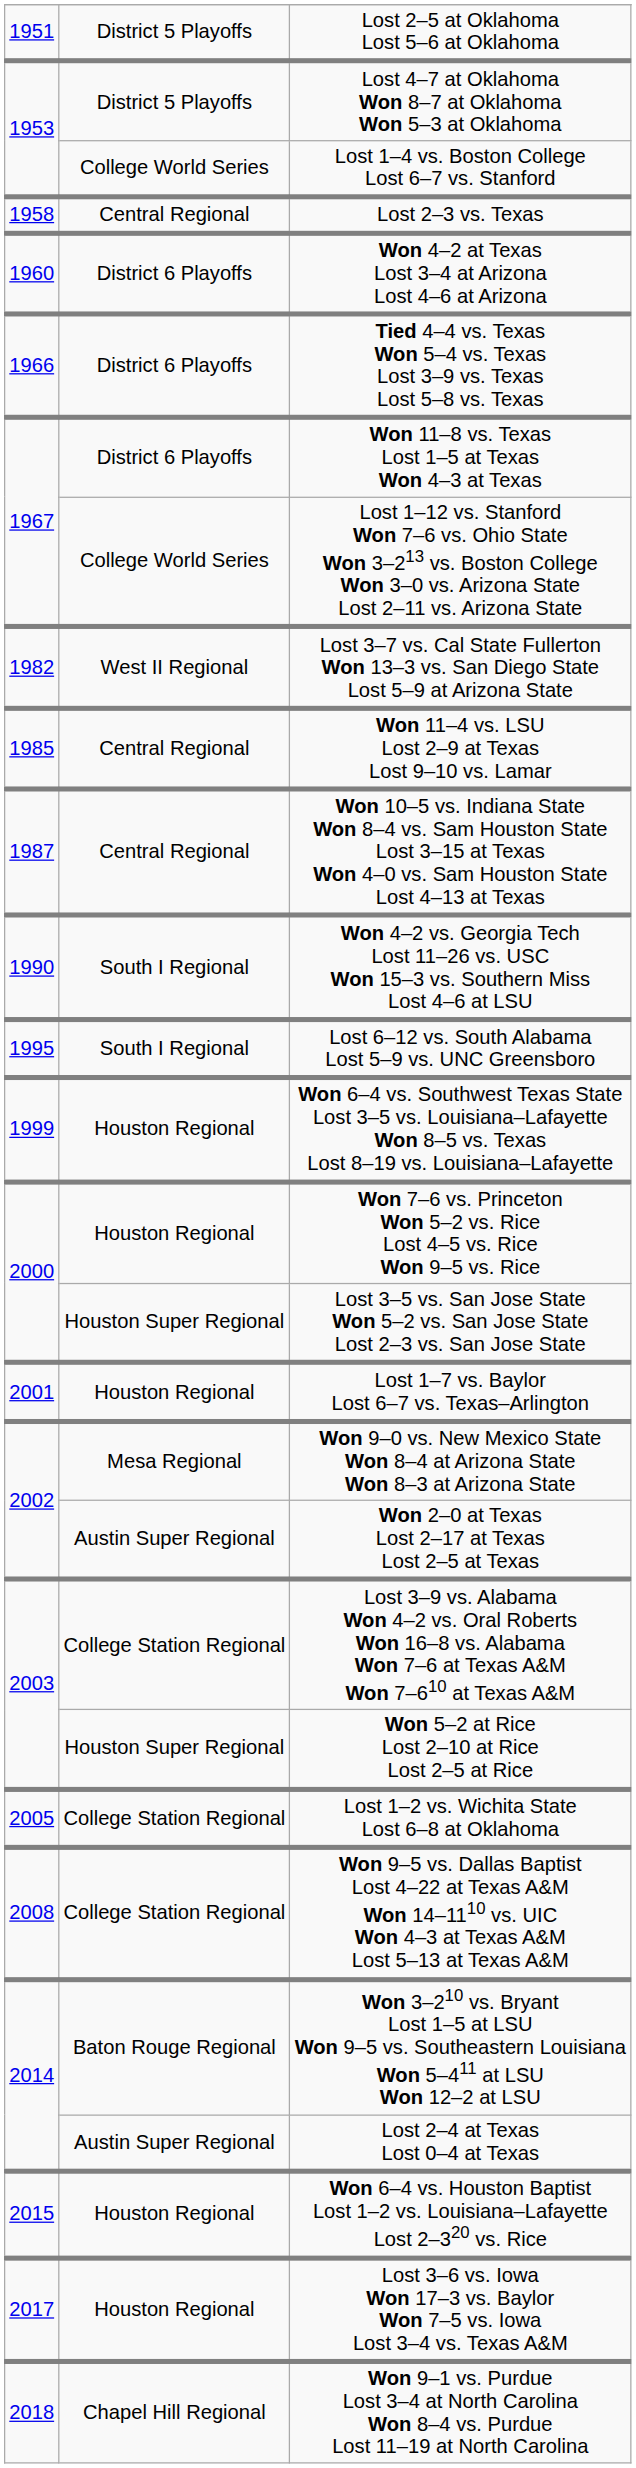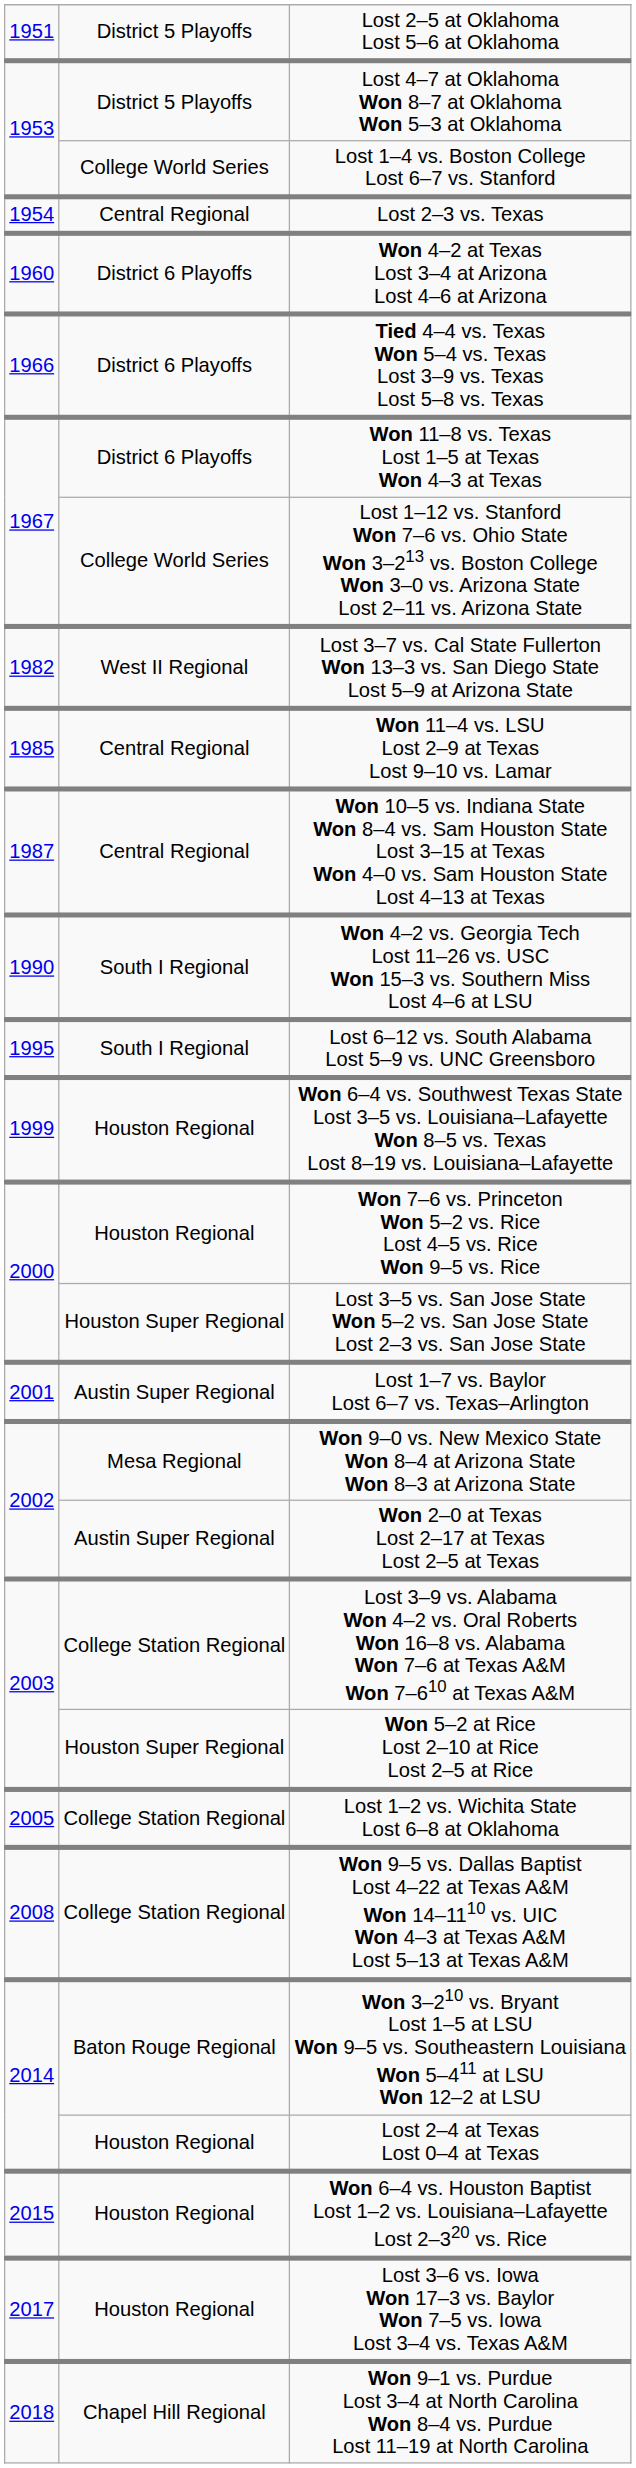(32, 214) 1958 -> (32, 214) 1954
(174, 1391) Houston Regional -> (174, 1391) Austin Super Regional
(174, 2141) Austin Super Regional -> (174, 2141) Houston Regional
